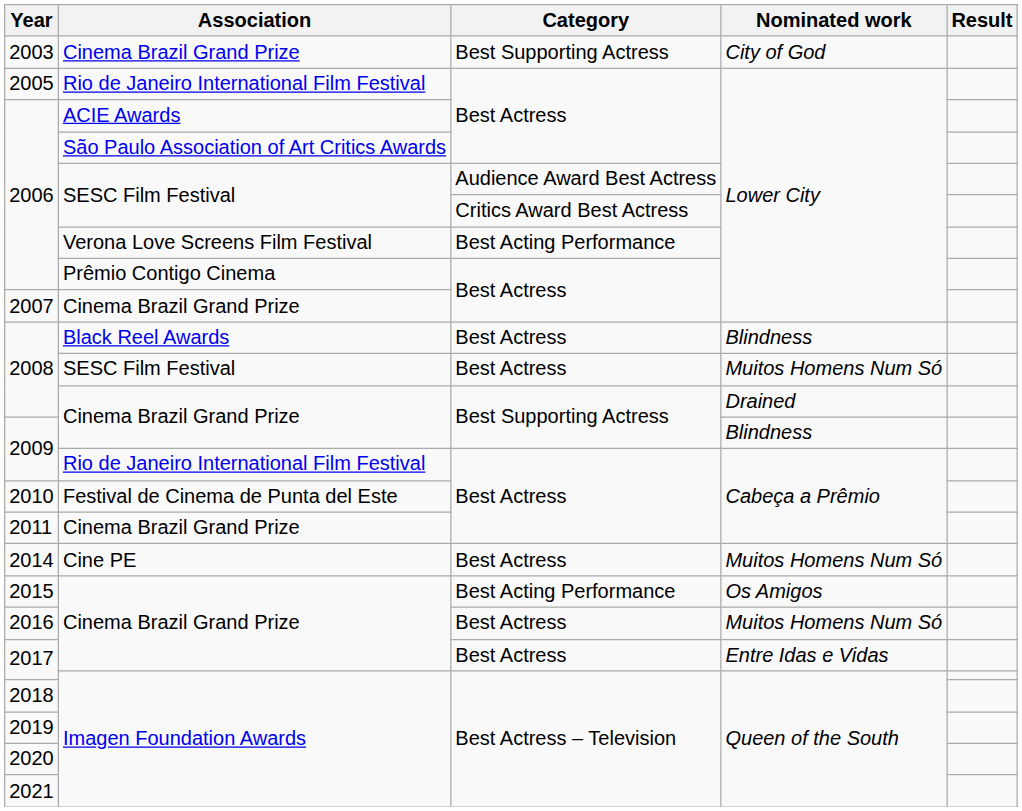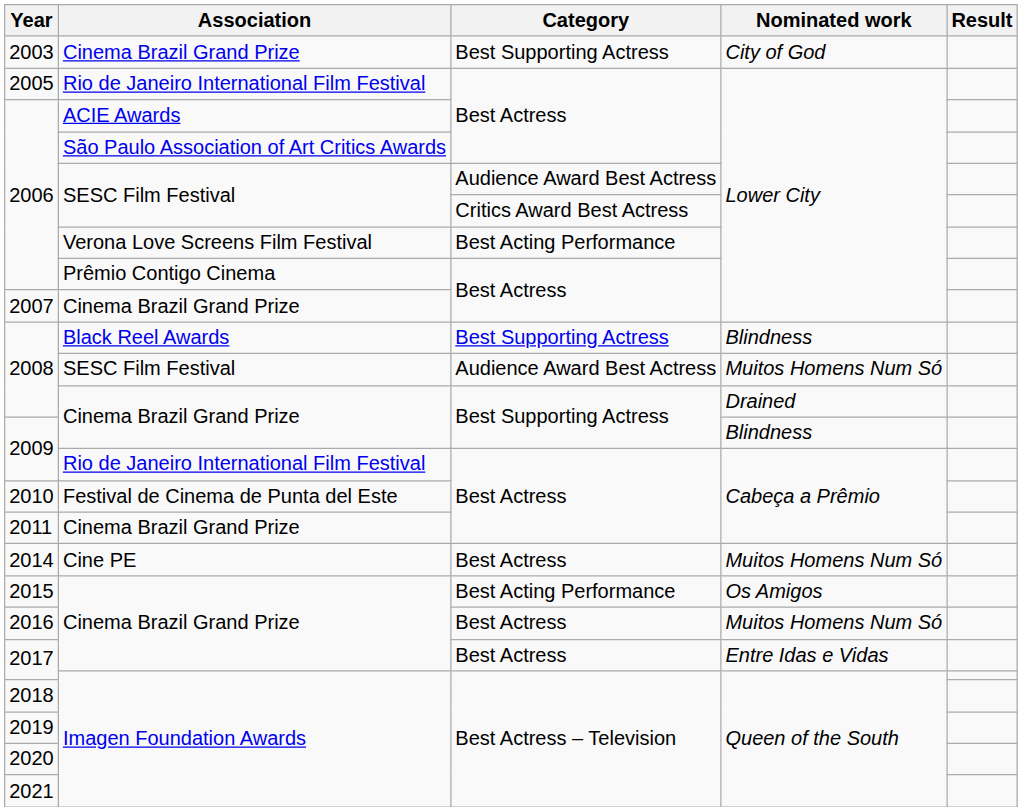(511, 337) Best Actress -> (562, 337) Best Supporting Actress
(511, 369) Best Actress -> (586, 369) Audience Award Best Actress
